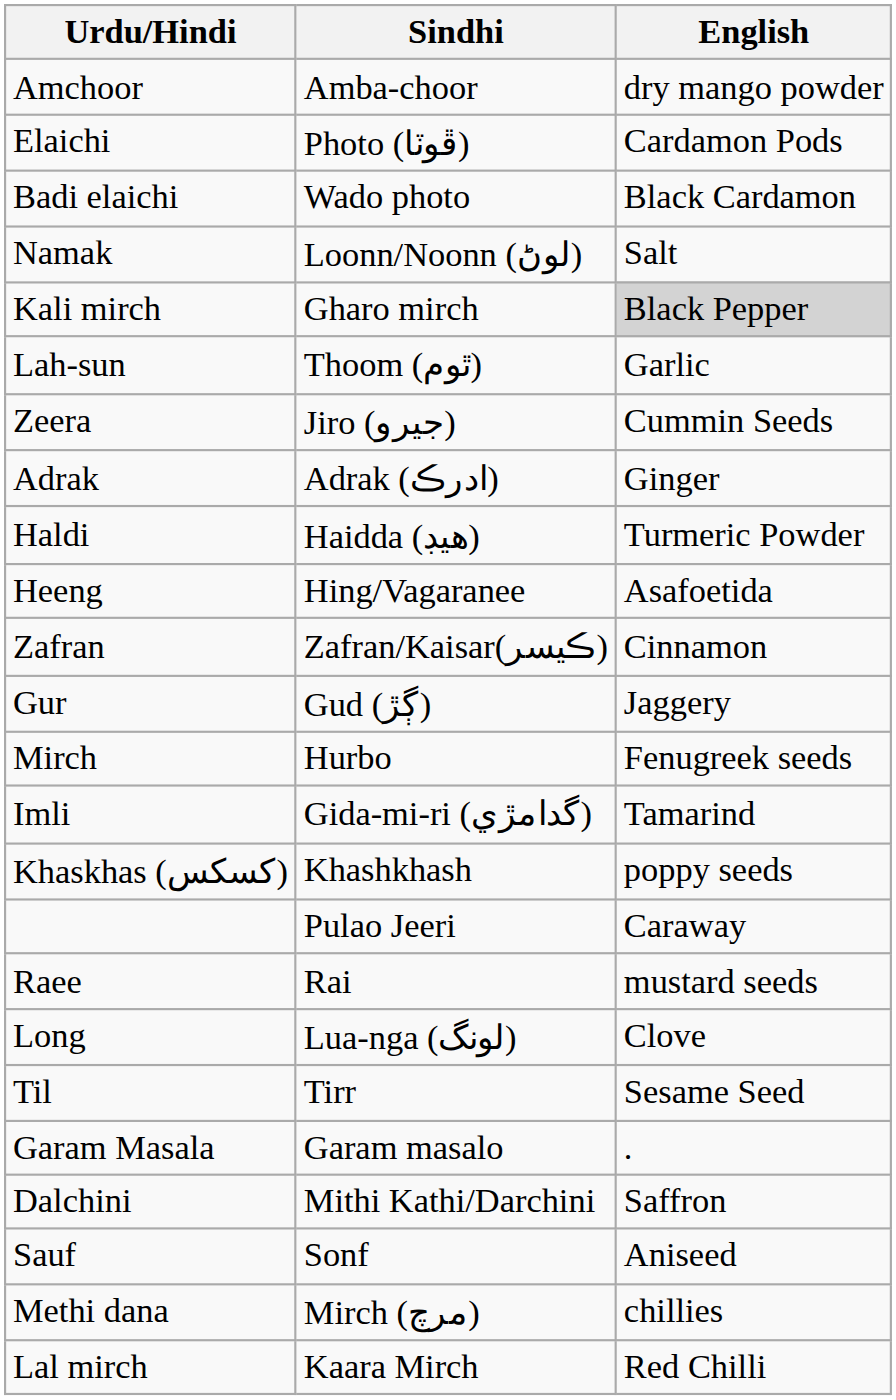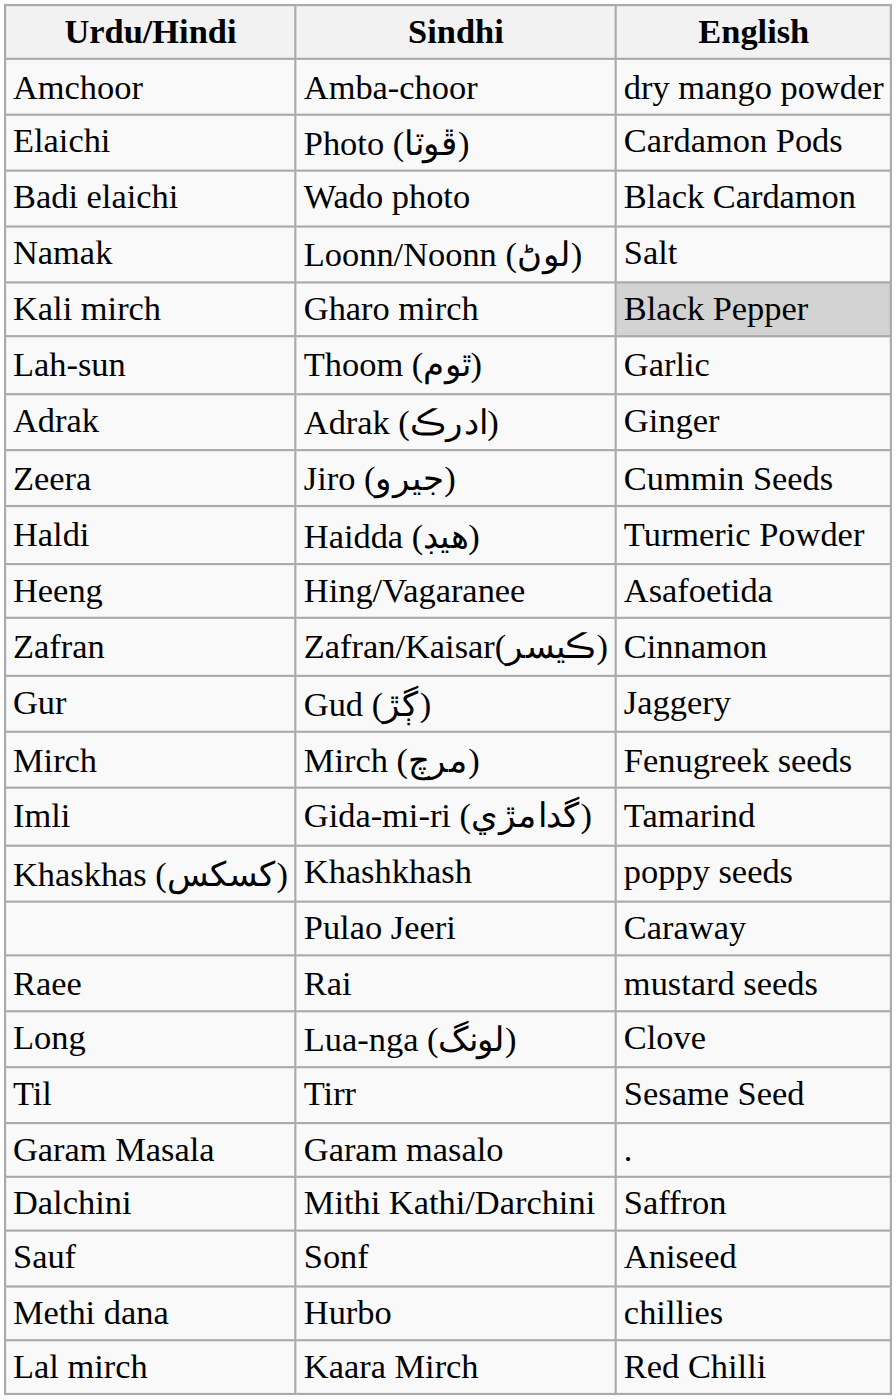rows swapped: (56, 477) <-> (52, 421)
(348, 758) Hurbo -> (392, 760) Mirch (مرچ)
(392, 1312) Mirch (مرچ) -> (348, 1312) Hurbo
